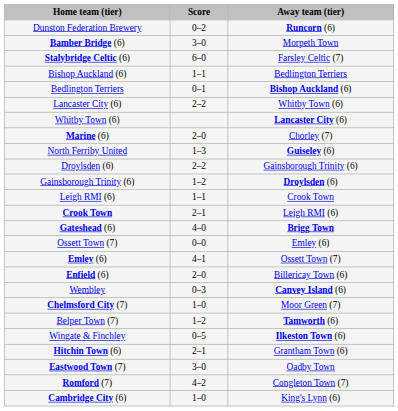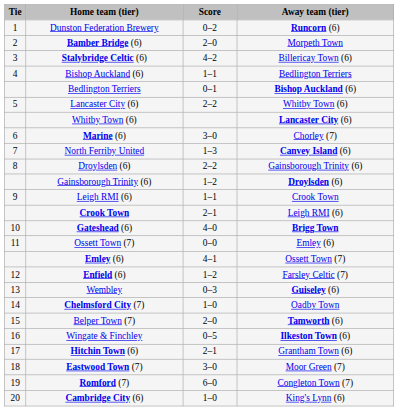+ column: (15, 12)
(199, 43) 3–0 -> (210, 43) 2–0
(199, 58) 6–0 -> (210, 58) 4–2
(311, 58) Farsley Celtic (7) -> (315, 58) Billericay Town (6)
(199, 136) 2–0 -> (210, 136) 3–0
(311, 151) Guiseley (6) -> (315, 151) Canvey Island (6)
(199, 275) 2–0 -> (210, 275) 1–2
(311, 275) Billericay Town (6) -> (315, 275) Farsley Celtic (7)
(311, 290) Canvey Island (6) -> (315, 290) Guiseley (6)
(311, 305) Moor Green (7) -> (315, 305) Oadby Town
(199, 321) 1–2 -> (210, 321) 2–0
(311, 367) Oadby Town -> (315, 367) Moor Green (7)
(199, 383) 4–2 -> (210, 383) 6–0
